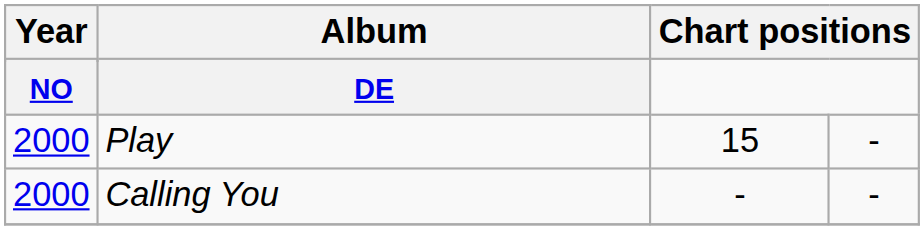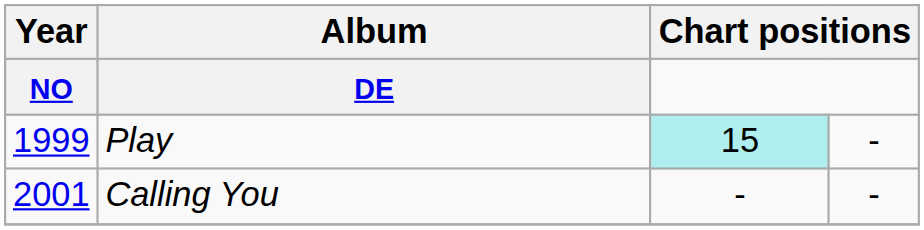(51, 140) 2000 -> (51, 140) 1999
(740, 140) no background -> (740, 140) paleturquoise background
(51, 195) 2000 -> (51, 195) 2001
